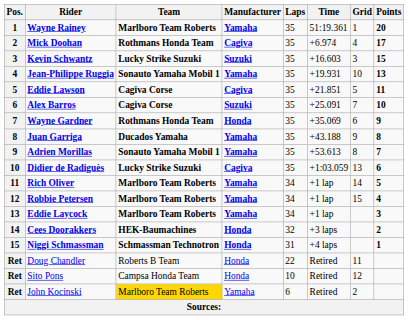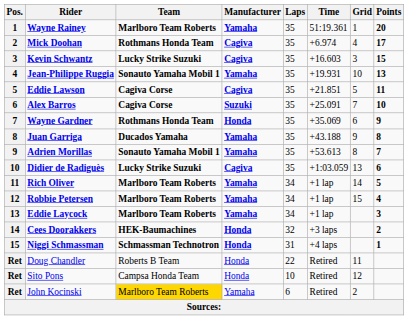(238, 59) Suzuki -> (238, 59) Cagiva
